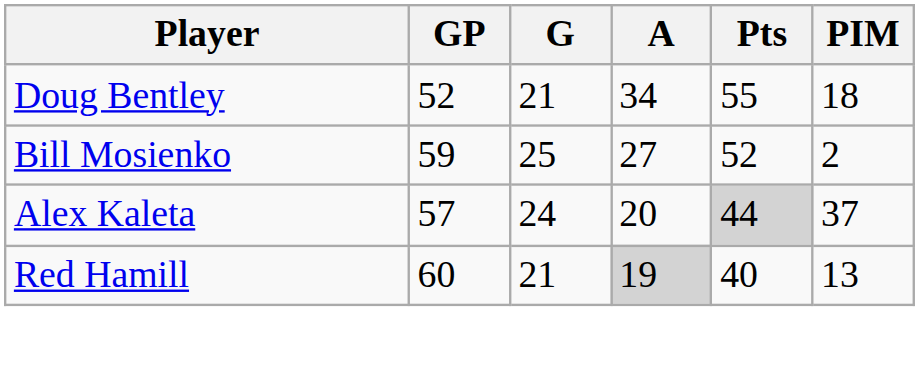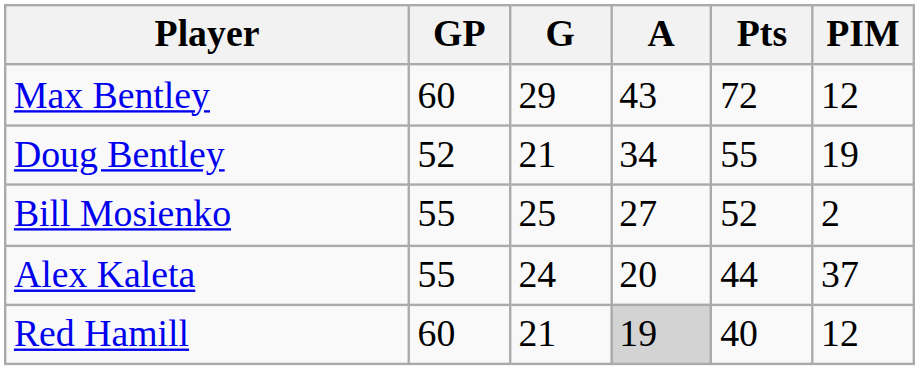+ row: (112, 94)
(840, 94) 18 -> (840, 154) 19
(436, 154) 59 -> (436, 214) 55
(436, 214) 57 -> (436, 273) 55
(739, 214) lightgrey background -> (739, 273) no background
(840, 273) 13 -> (840, 333) 12
